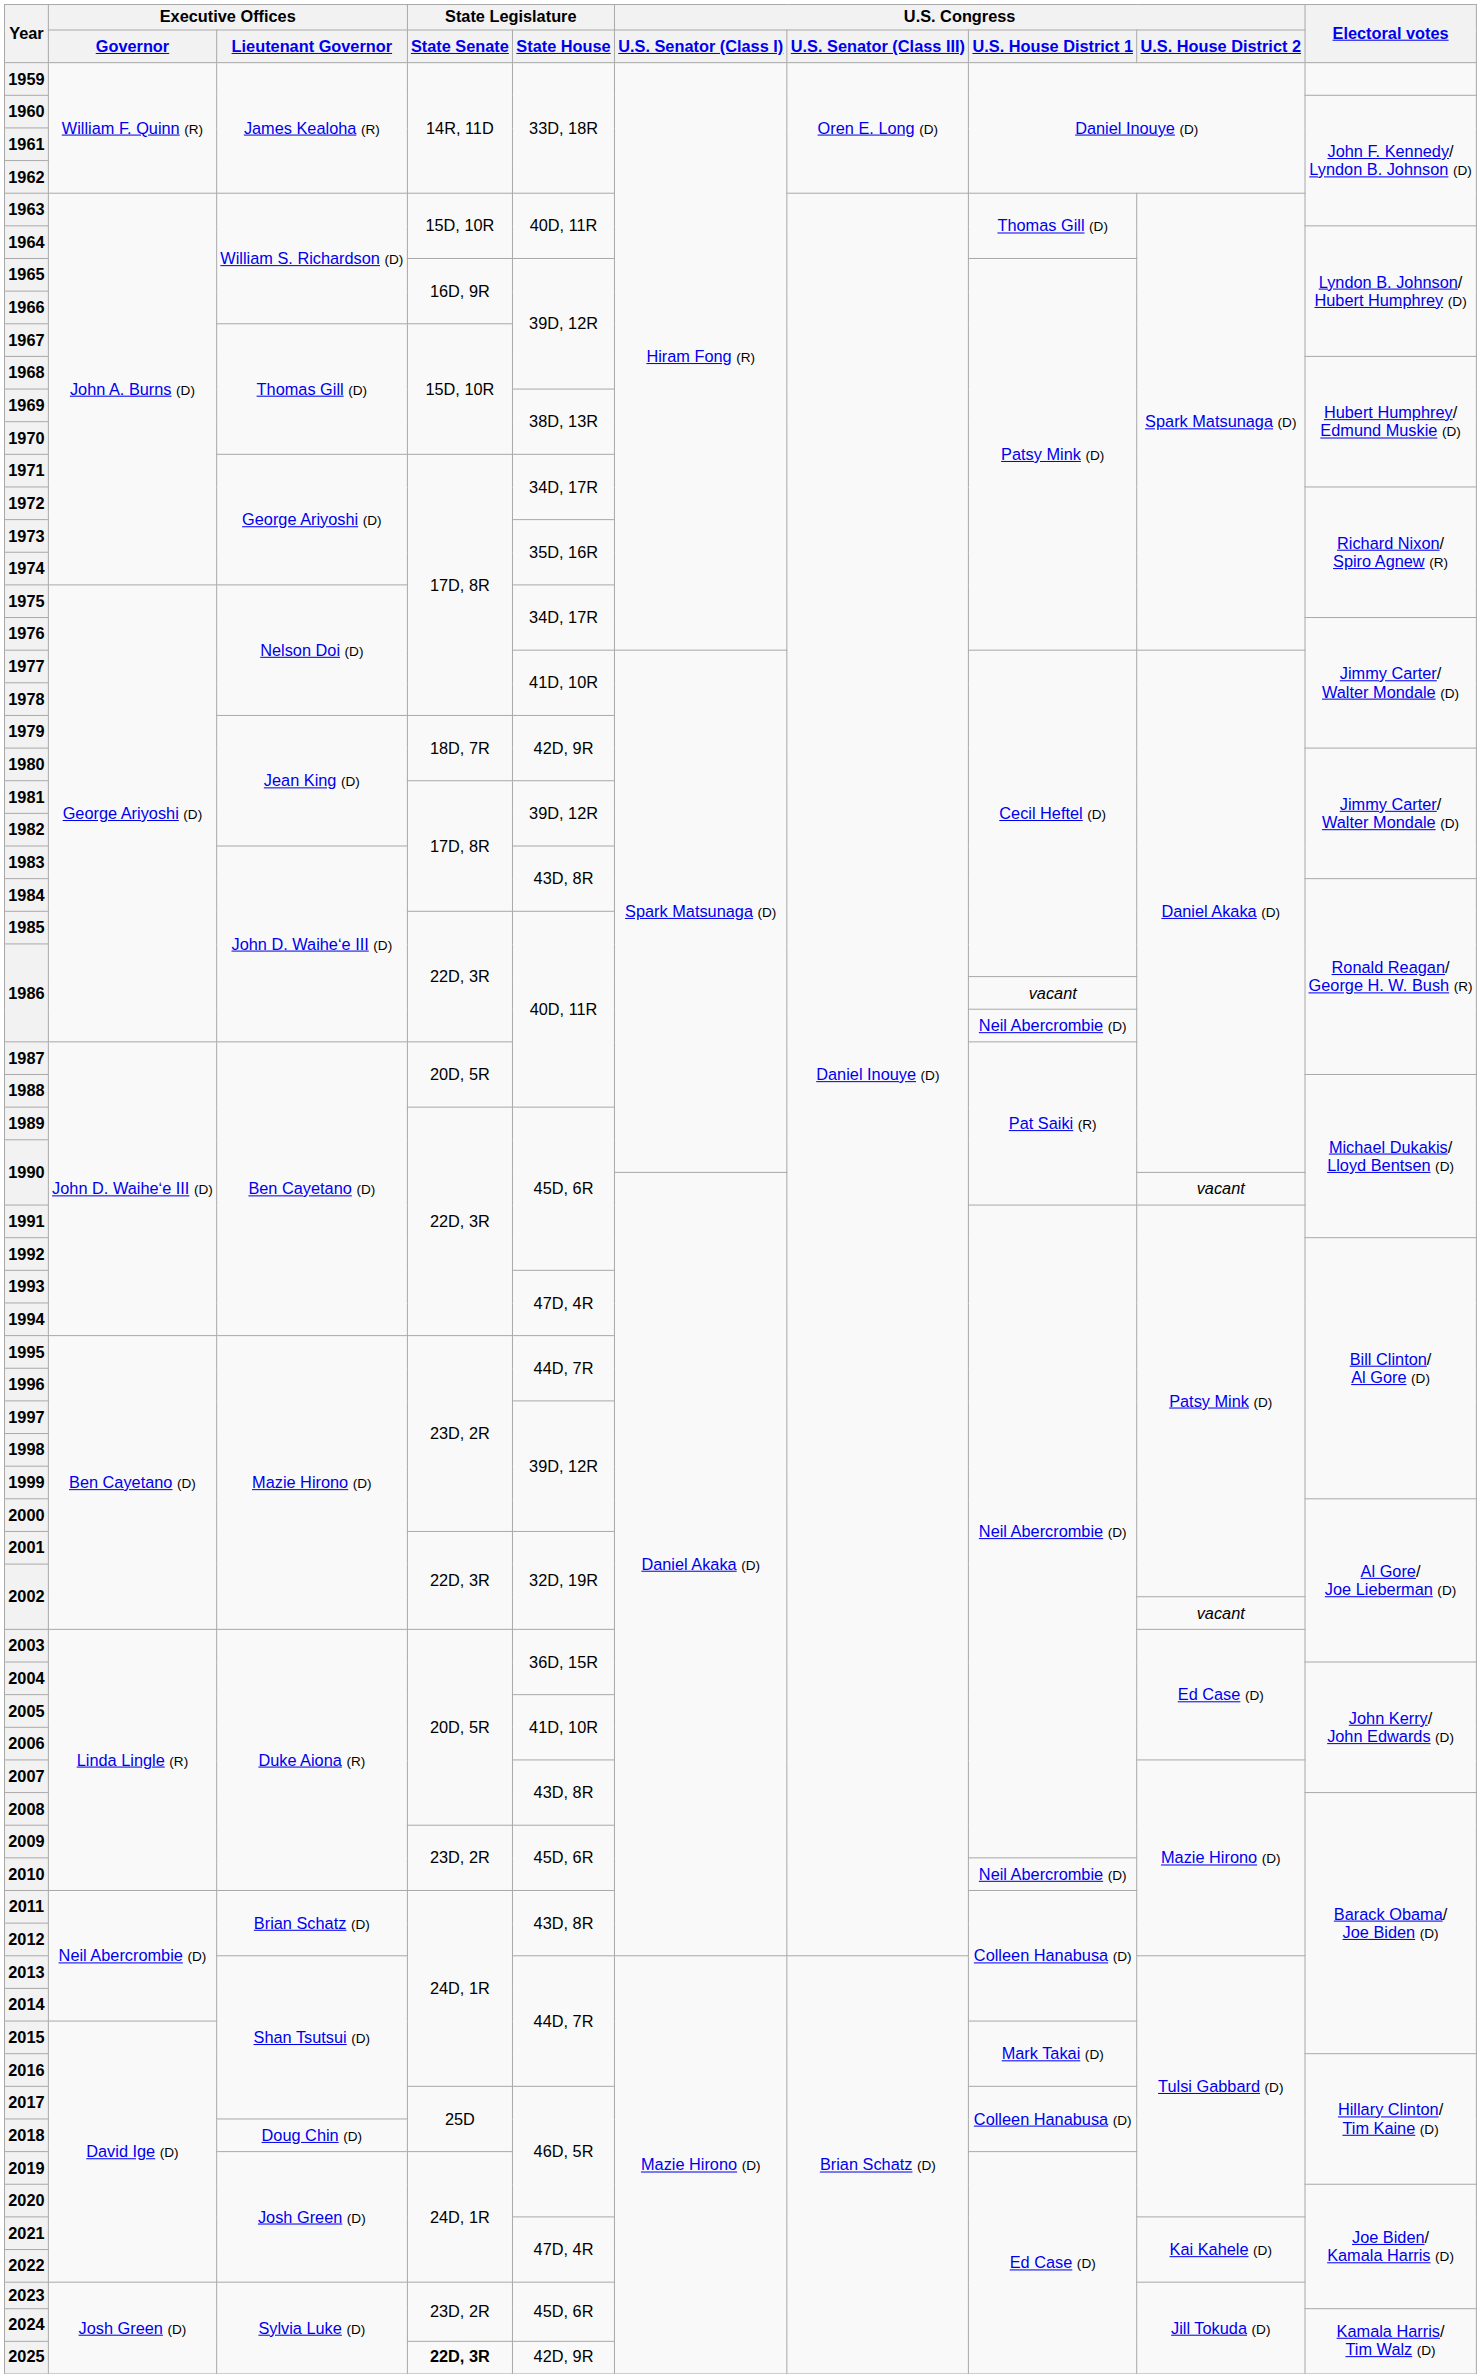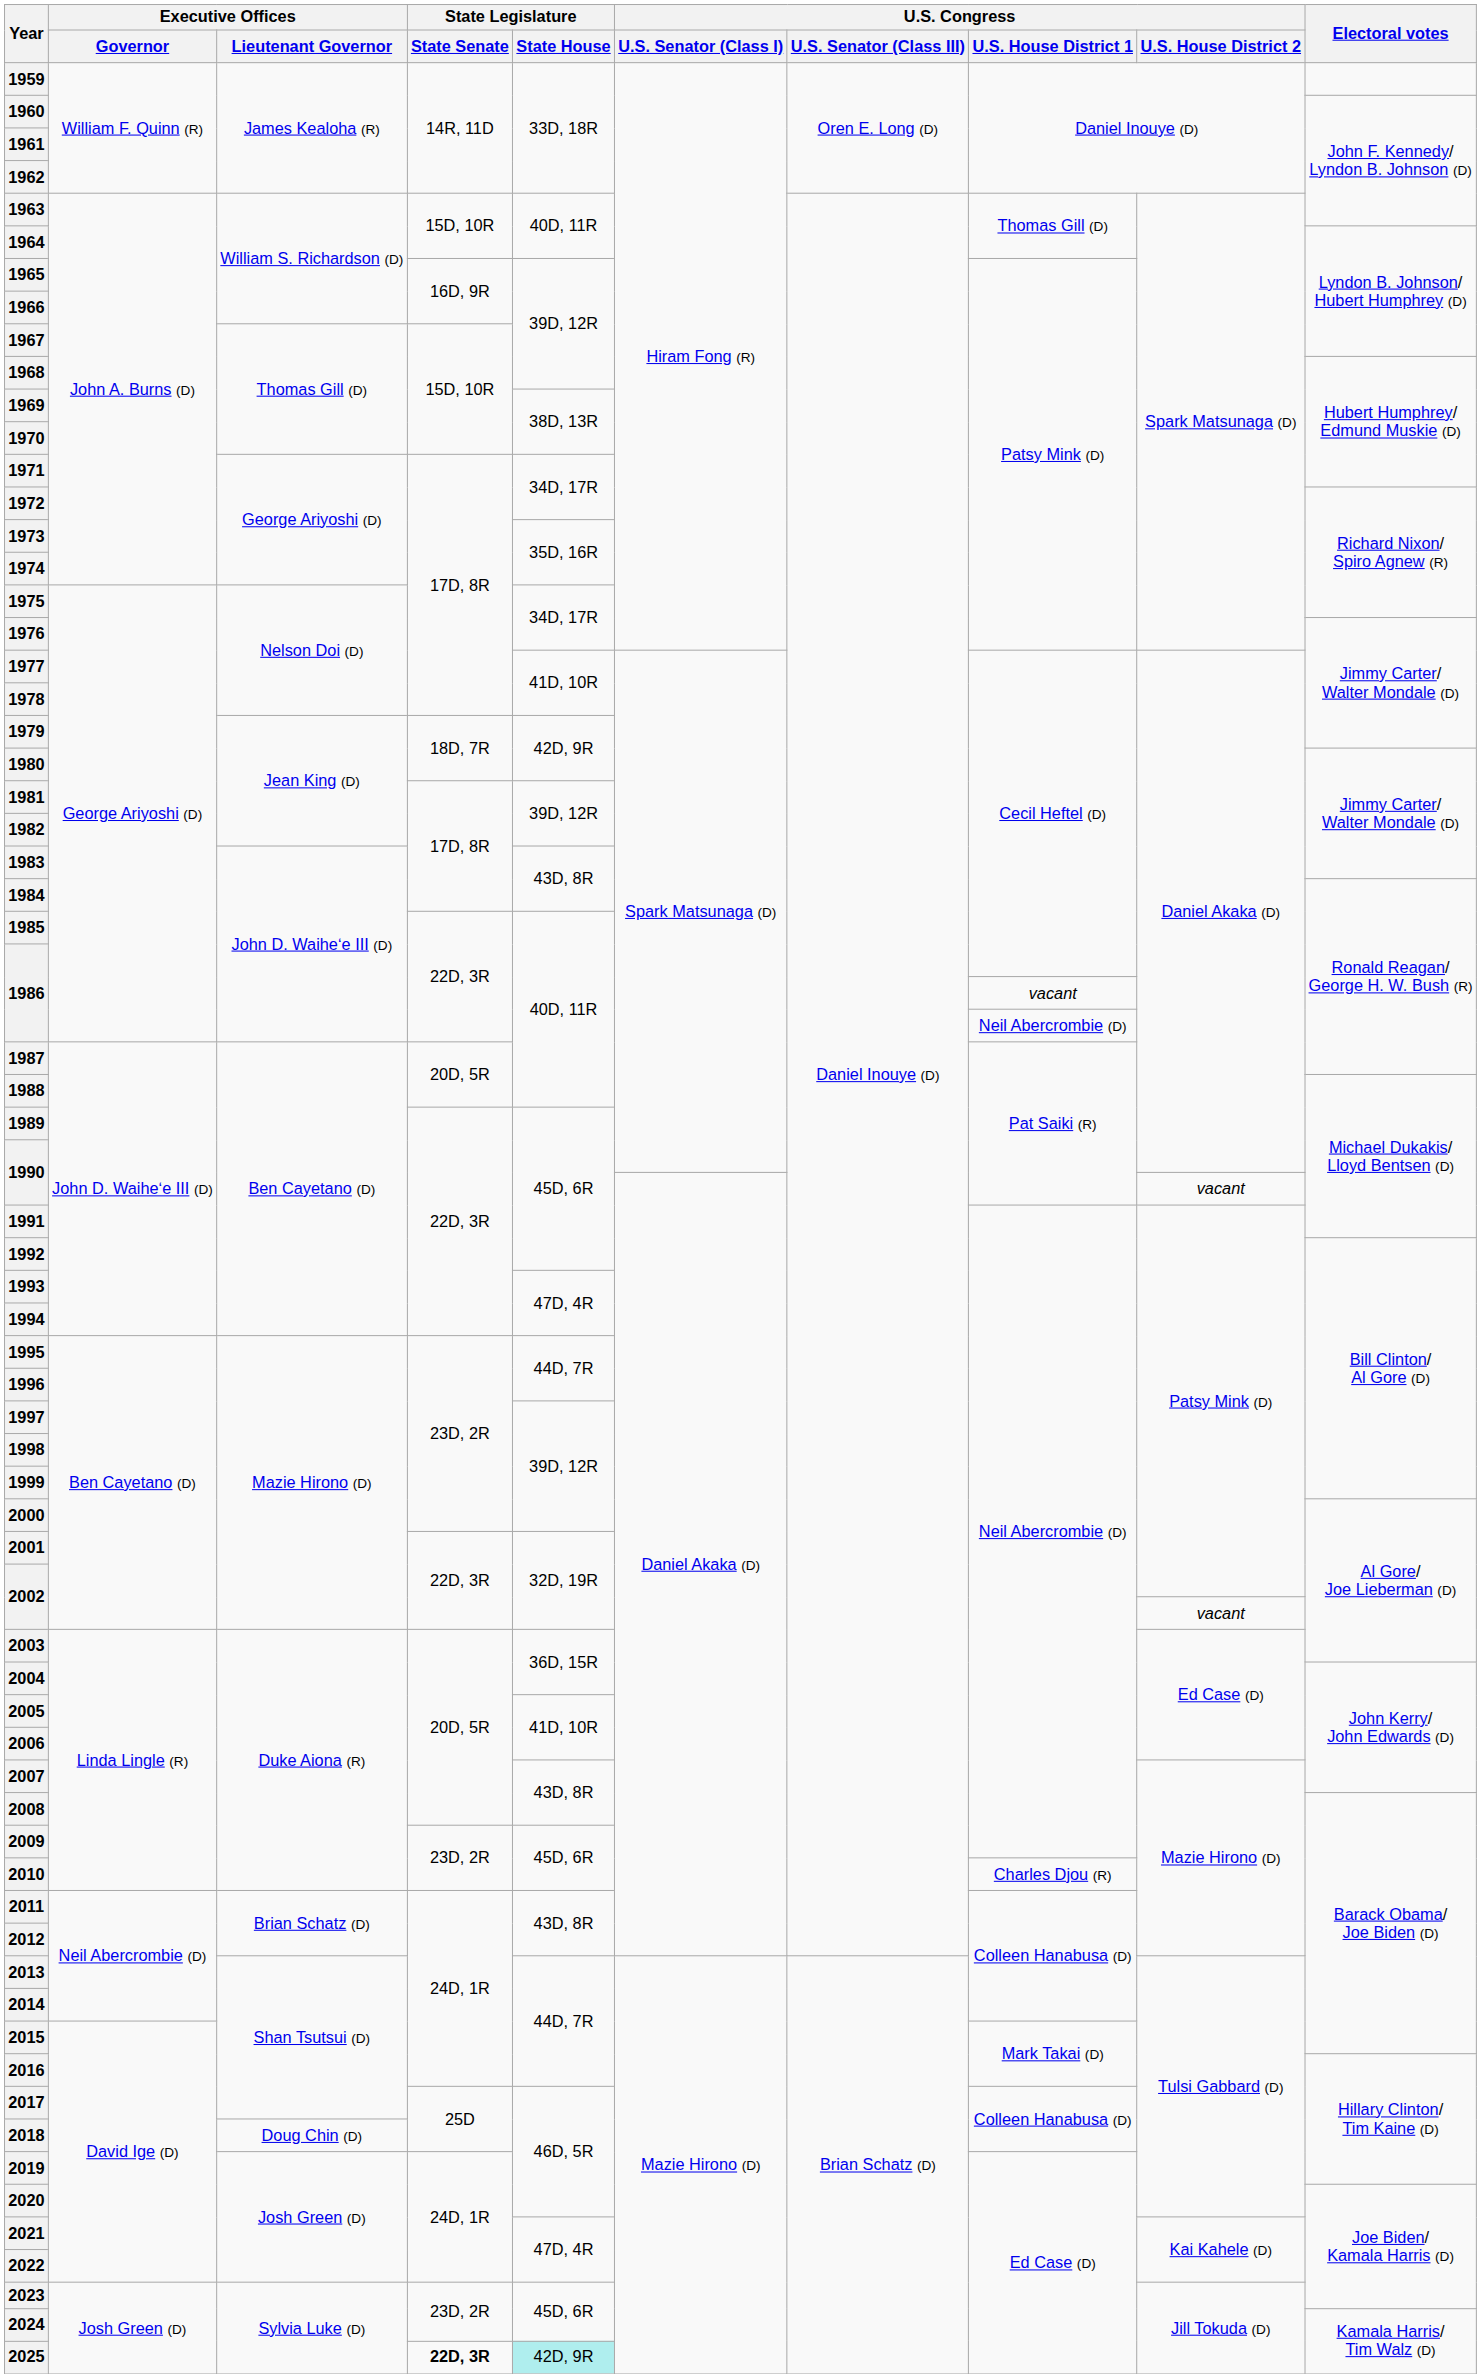(1053, 1874) Neil Abercrombie (D) -> (1053, 1874) Charles Djou (R)
(564, 2357) no background -> (564, 2357) paleturquoise background
